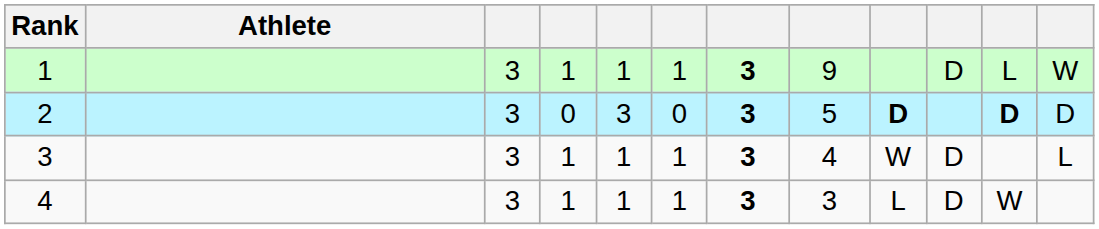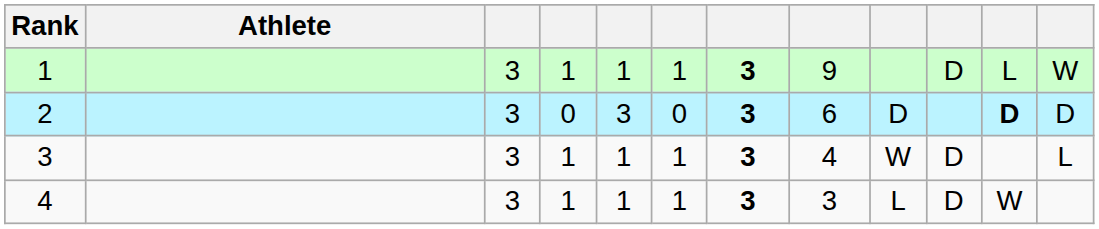(829, 113) 5 -> (829, 113) 6
(898, 113) bold -> (898, 113) normal
